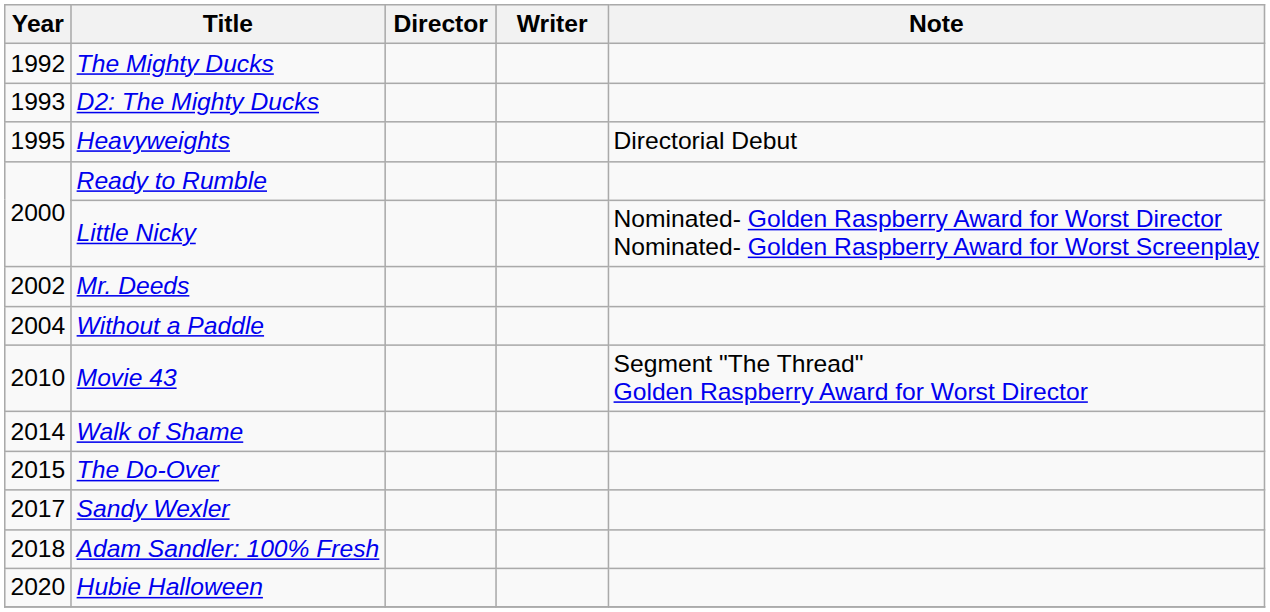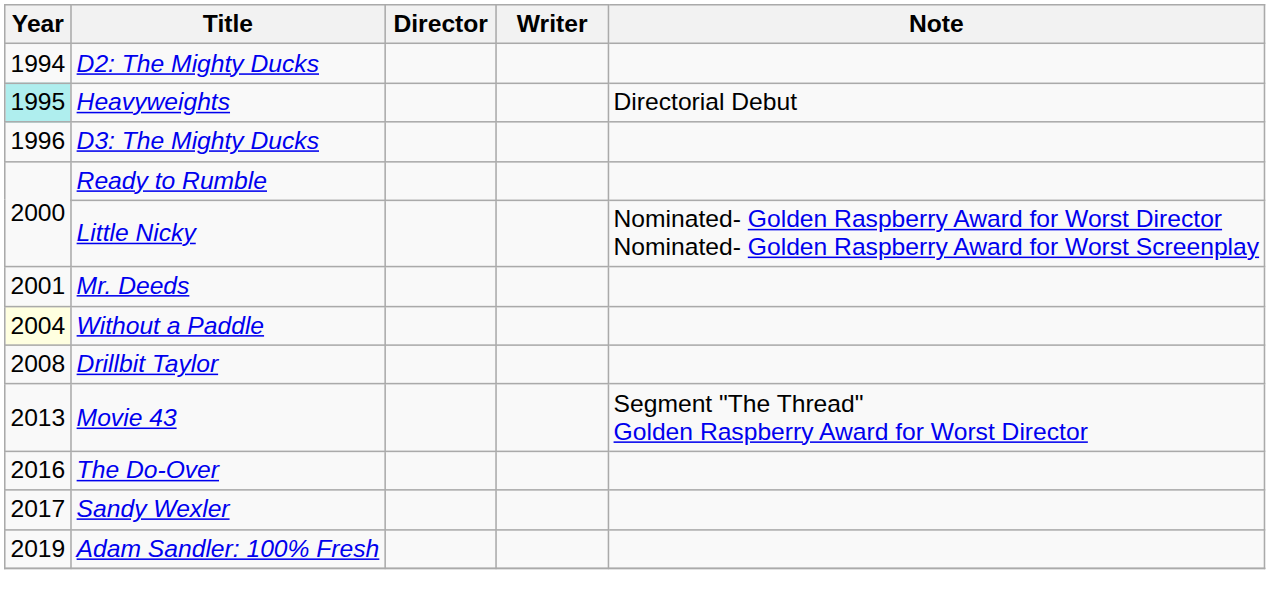- row: (175, 63)
(38, 102) 1993 -> (38, 63) 1994
(38, 141) no background -> (38, 102) paleturquoise background
+ row: (198, 141)
(38, 286) 2002 -> (38, 286) 2001
(38, 325) no background -> (38, 325) lightyellow background
+ row: (147, 364)
(38, 378) 2010 -> (38, 417) 2013
- row: (160, 431)
(38, 470) 2015 -> (38, 470) 2016
(38, 548) 2018 -> (38, 548) 2019
- row: (170, 587)
